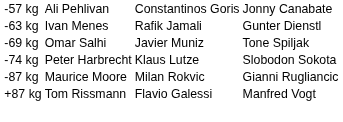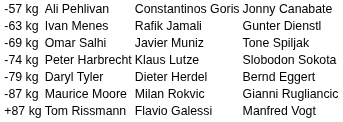+ row: (21, 77)
